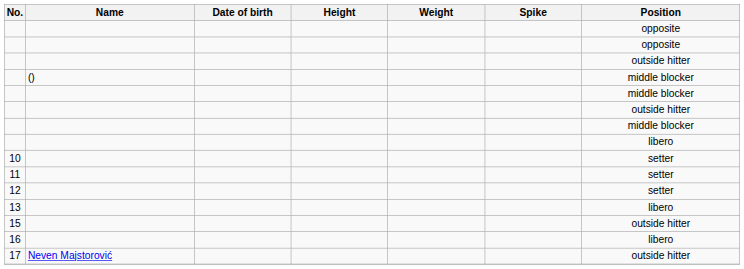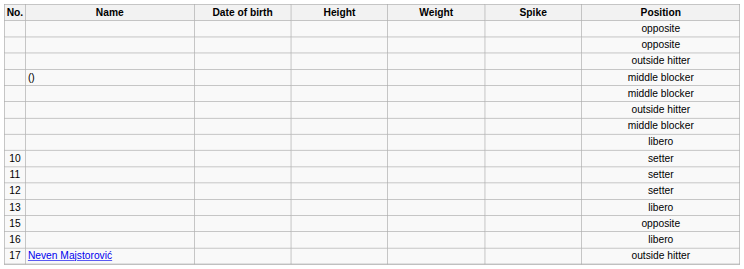(661, 223) outside hitter -> (661, 223) opposite
